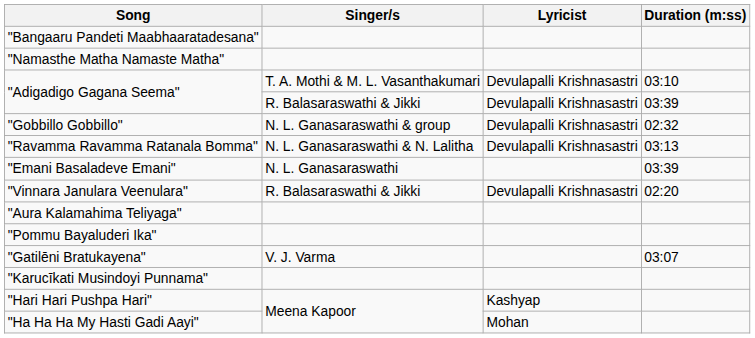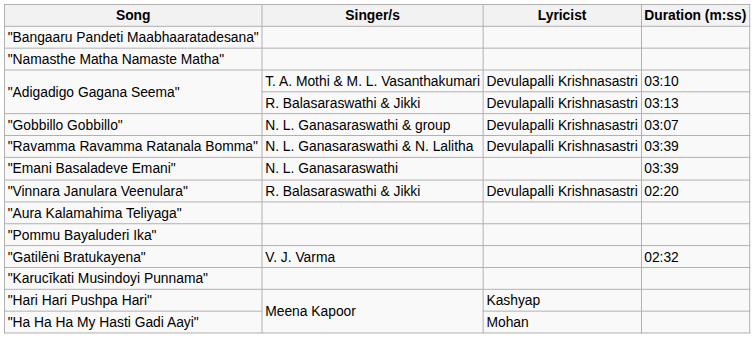(662, 103) 03:39 -> (662, 103) 03:13
(662, 125) 02:32 -> (662, 125) 03:07
(662, 147) 03:13 -> (662, 147) 03:39
(662, 256) 03:07 -> (662, 256) 02:32
